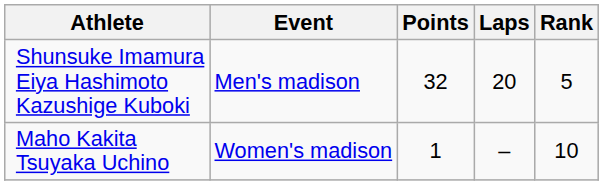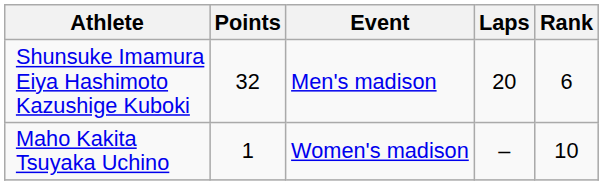columns swapped: (303, 22) <-> (436, 22)
(566, 81) 5 -> (566, 81) 6
